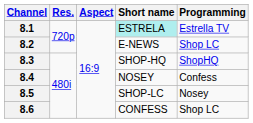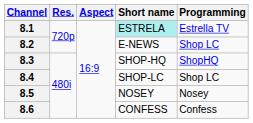(136, 77) NOSEY -> (141, 77) SHOP-LC
(198, 77) Confess -> (199, 77) Shop LC
(141, 93) SHOP-LC -> (136, 93) NOSEY
(199, 110) Shop LC -> (198, 110) Confess
